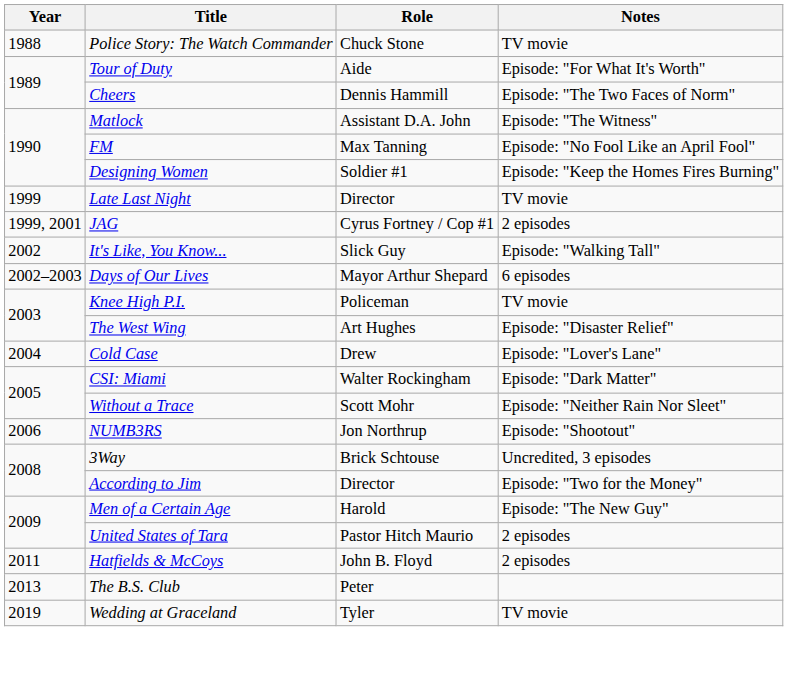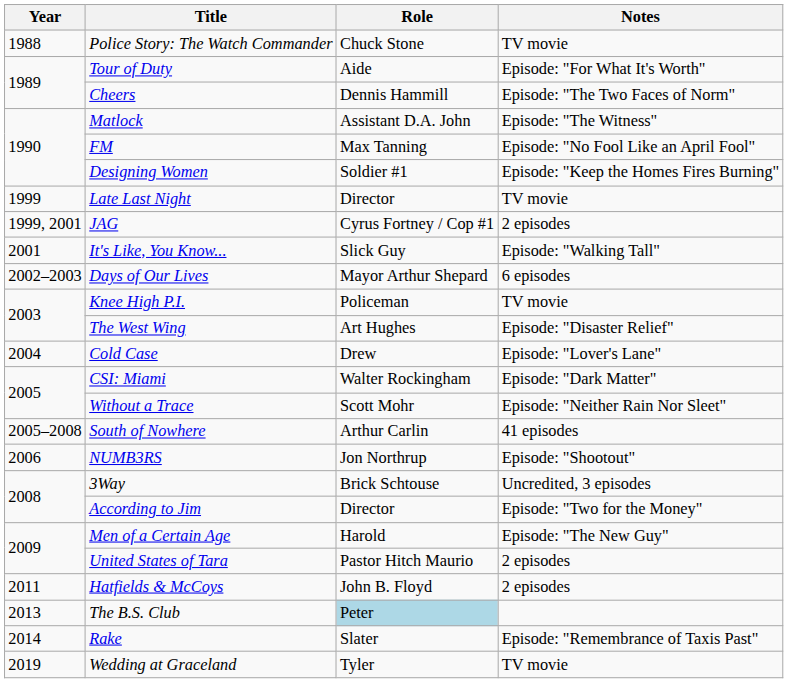(25, 250) 2002 -> (25, 250) 2001
+ row: (147, 431)
(357, 586) no background -> (357, 612) lightblue background
+ row: (106, 638)
